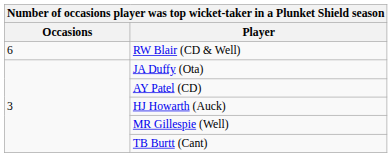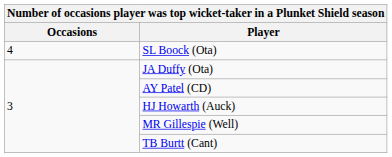- row: (187, 50)
+ row: (180, 50)
